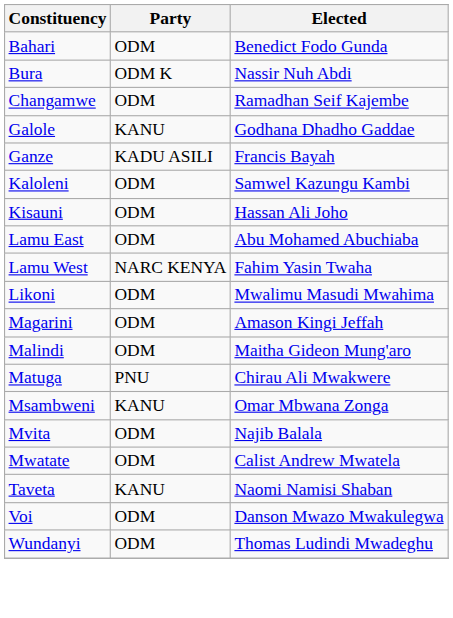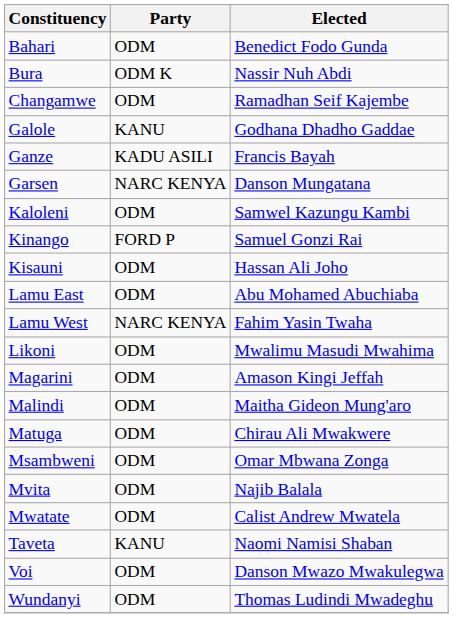+ row: (33, 184)
+ row: (39, 239)
(132, 377) PNU -> (135, 433) ODM
(140, 405) KANU -> (135, 460) ODM
